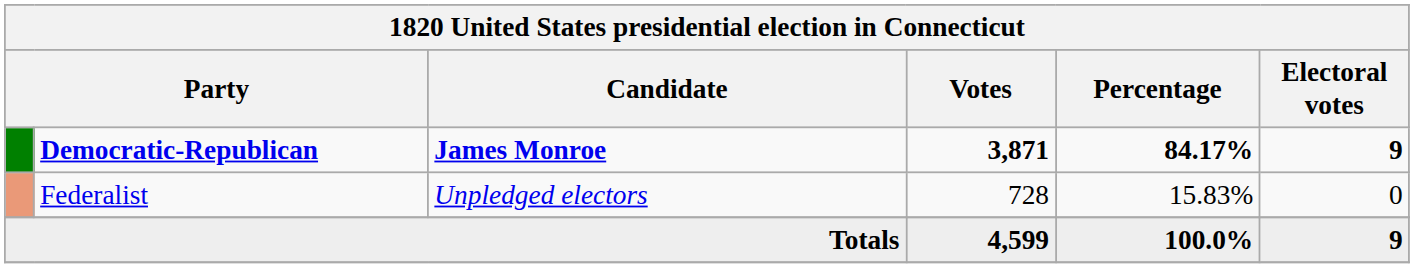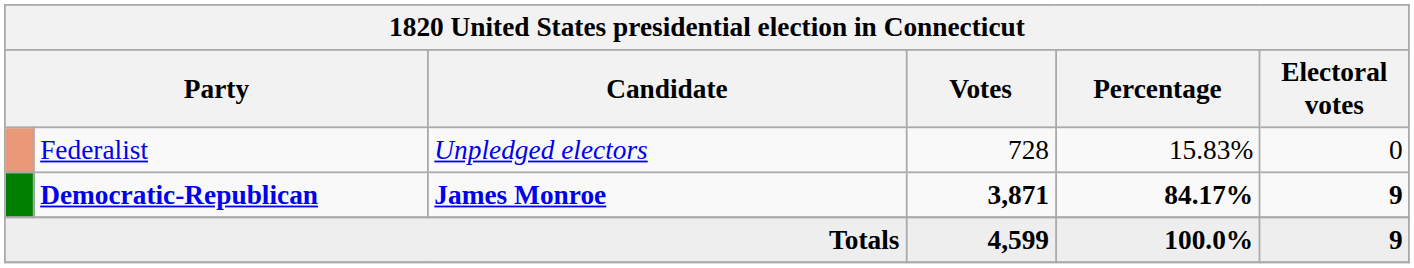rows swapped: (179, 149) <-> (94, 194)
